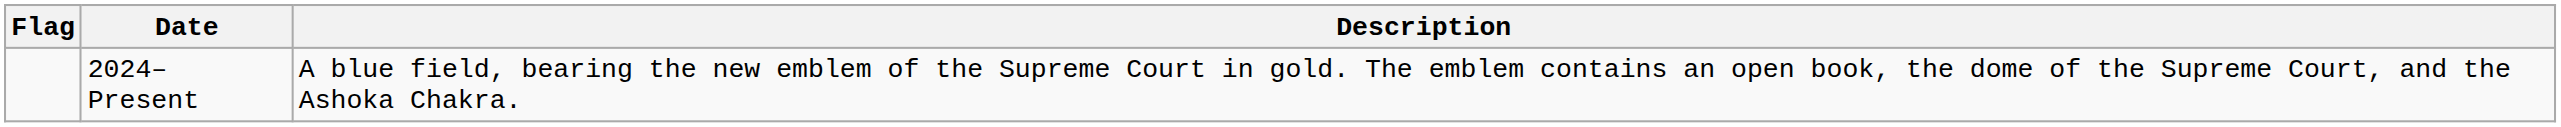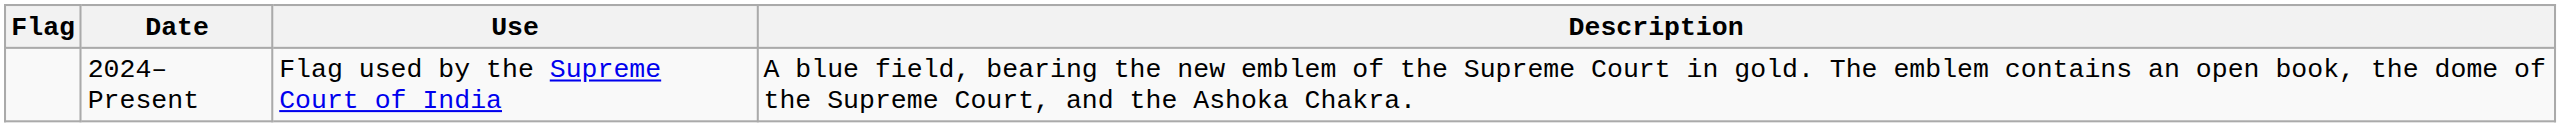+ column: (515, 27)
